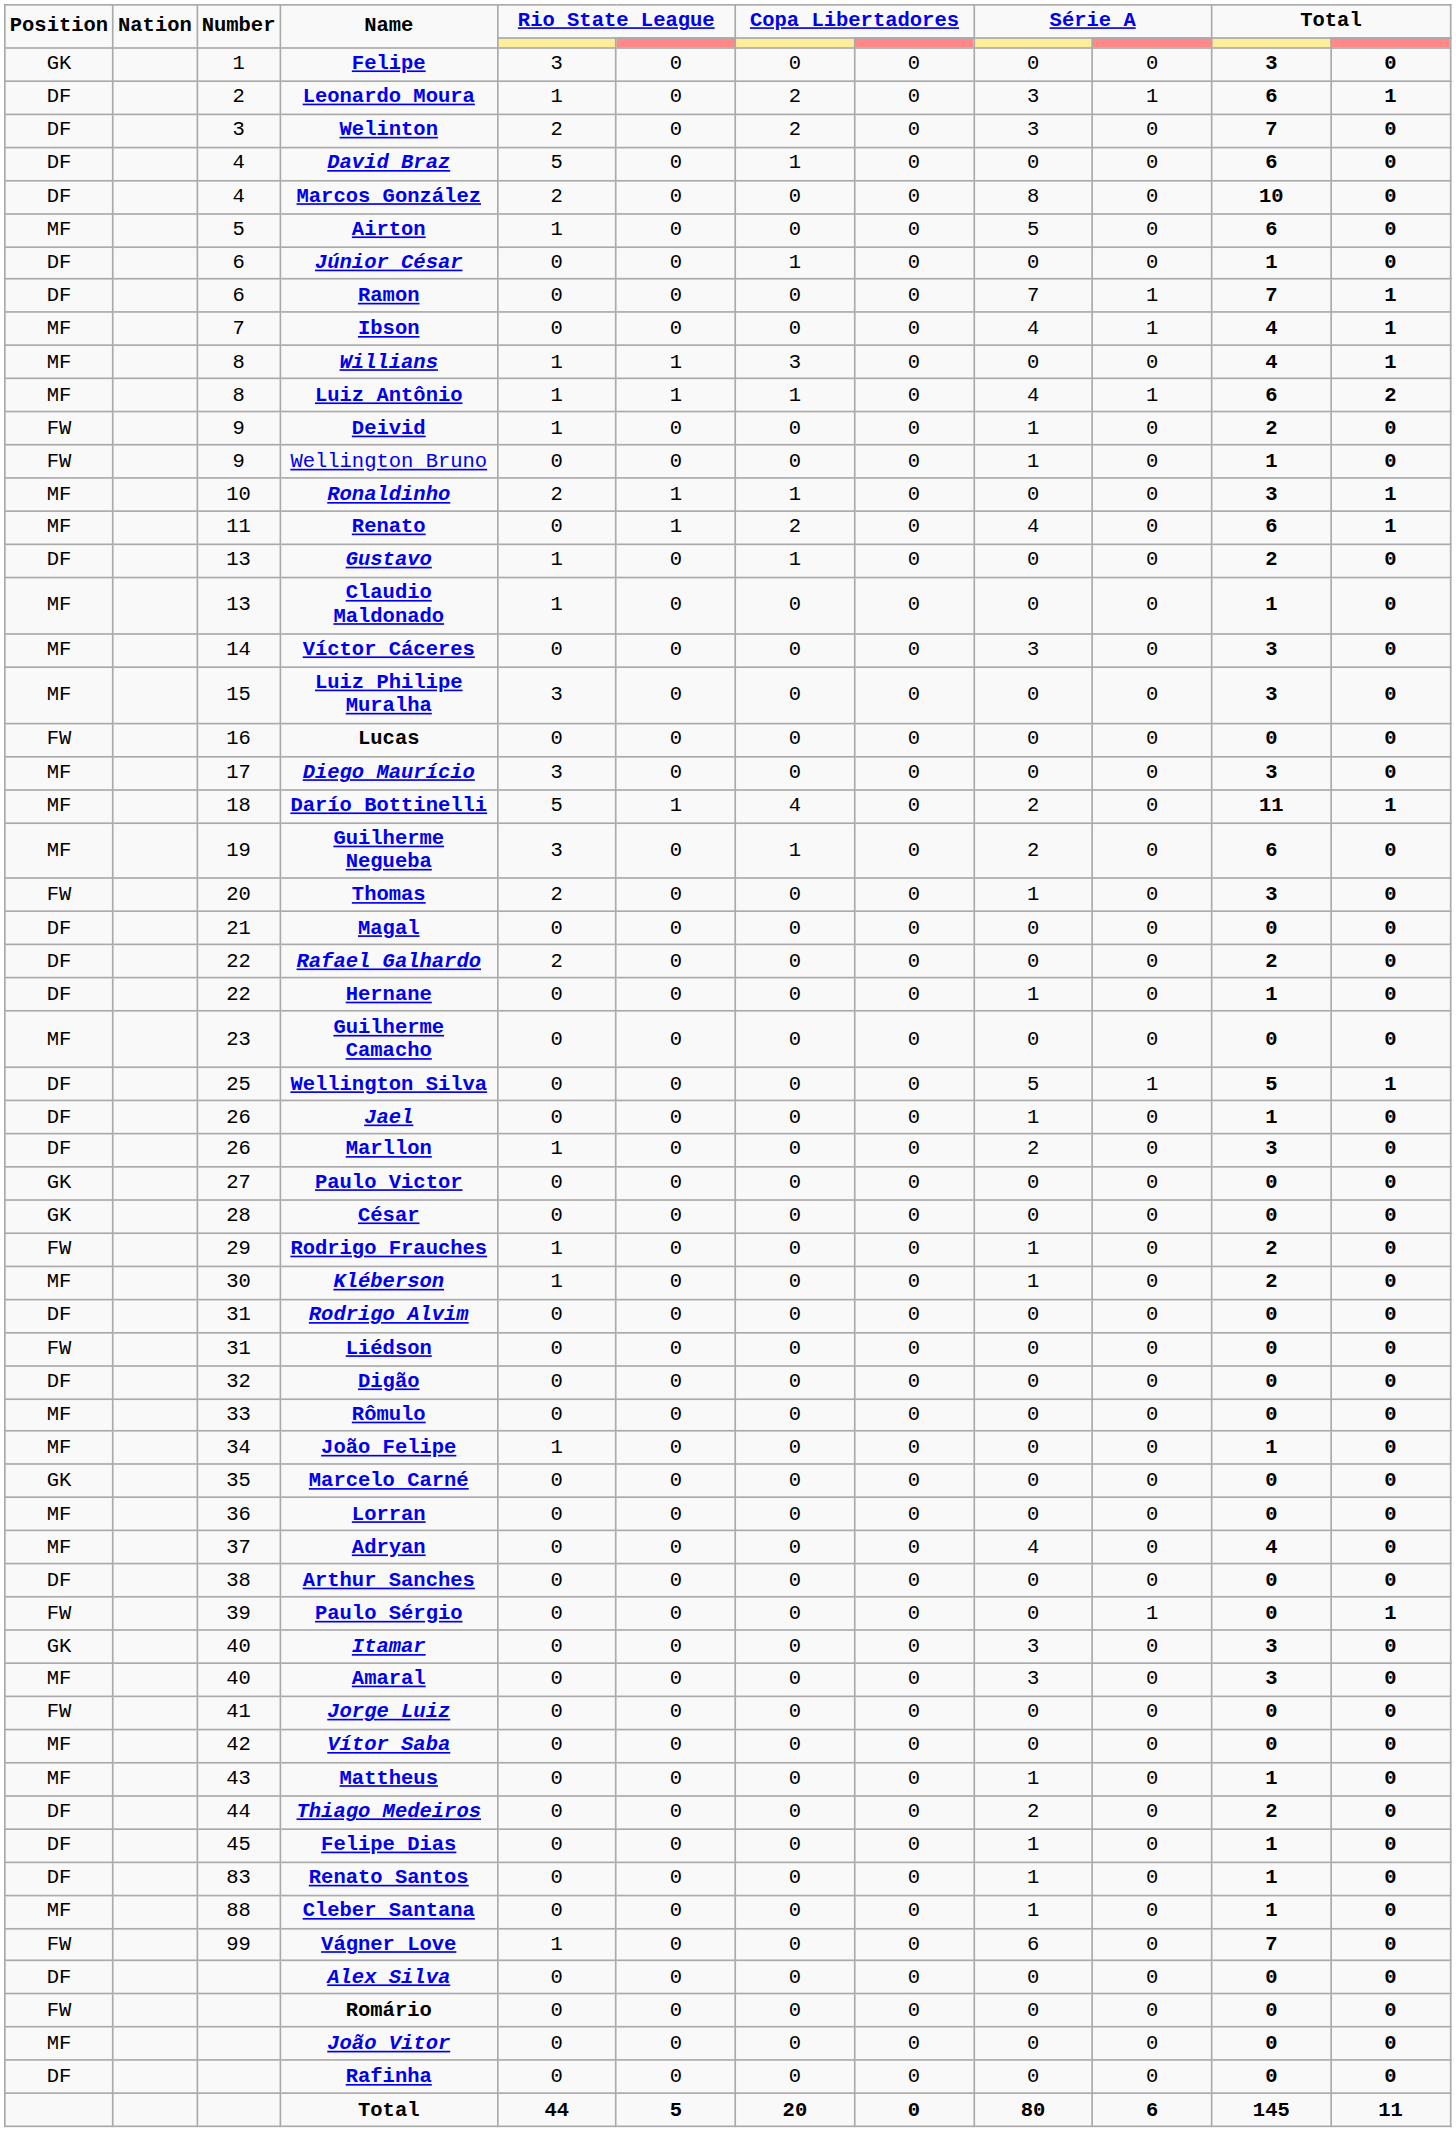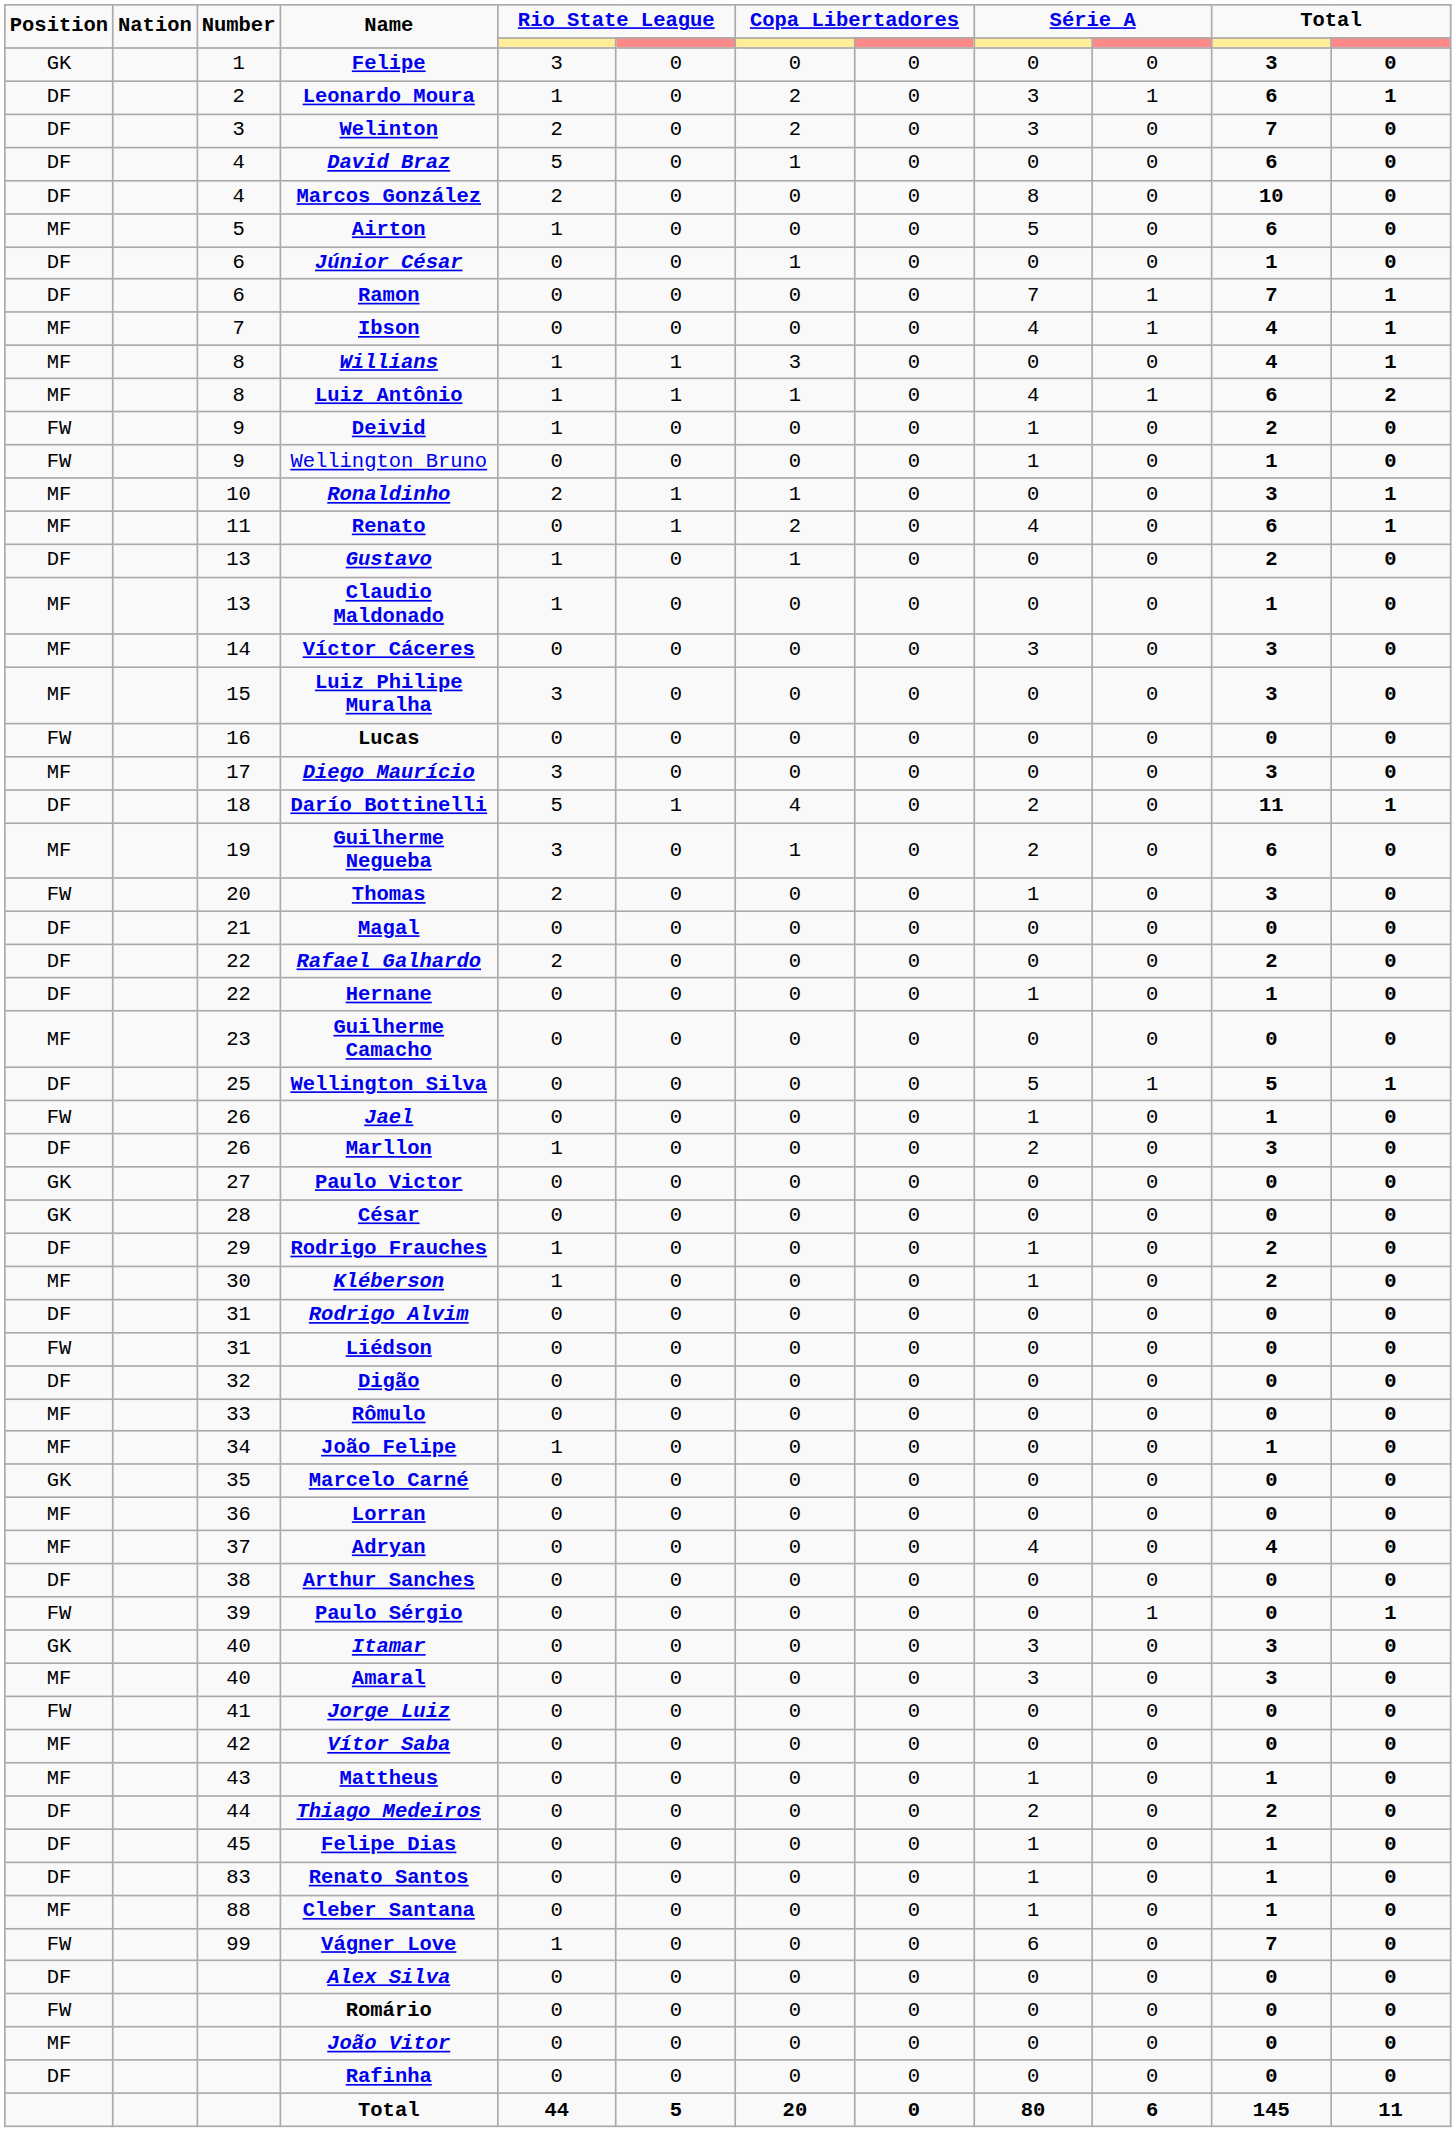(59, 806) MF -> (59, 806) DF
(59, 1117) DF -> (59, 1117) FW
(59, 1250) FW -> (59, 1250) DF
